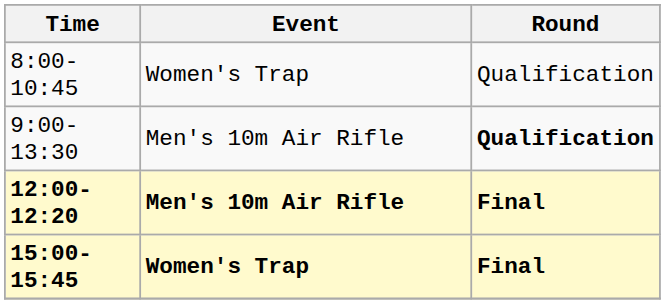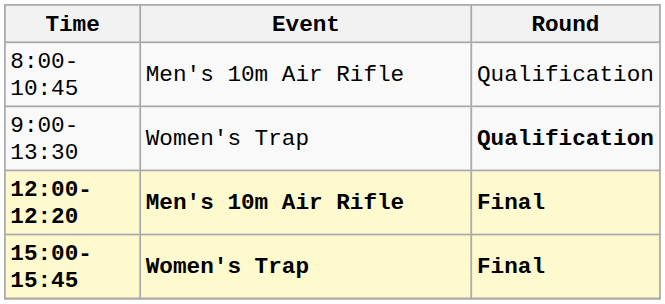(227, 74) Women's Trap -> (275, 74) Men's 10m Air Rifle
(275, 139) Men's 10m Air Rifle -> (227, 139) Women's Trap
